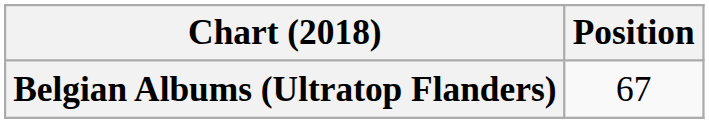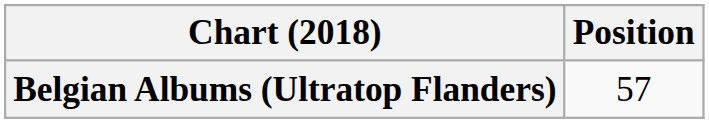(634, 88) 67 -> (634, 88) 57
